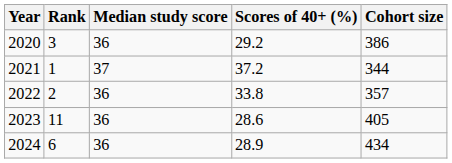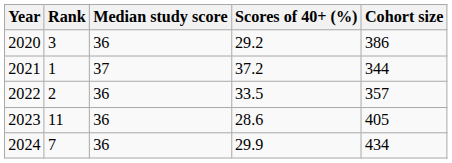(249, 94) 33.8 -> (249, 94) 33.5
(52, 145) 6 -> (52, 145) 7
(249, 145) 28.9 -> (249, 145) 29.9
